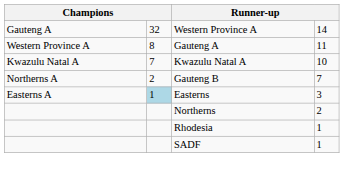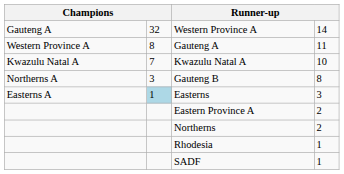(152, 78) 2 -> (152, 78) 3
(319, 78) 7 -> (319, 78) 8
+ row: (214, 111)
